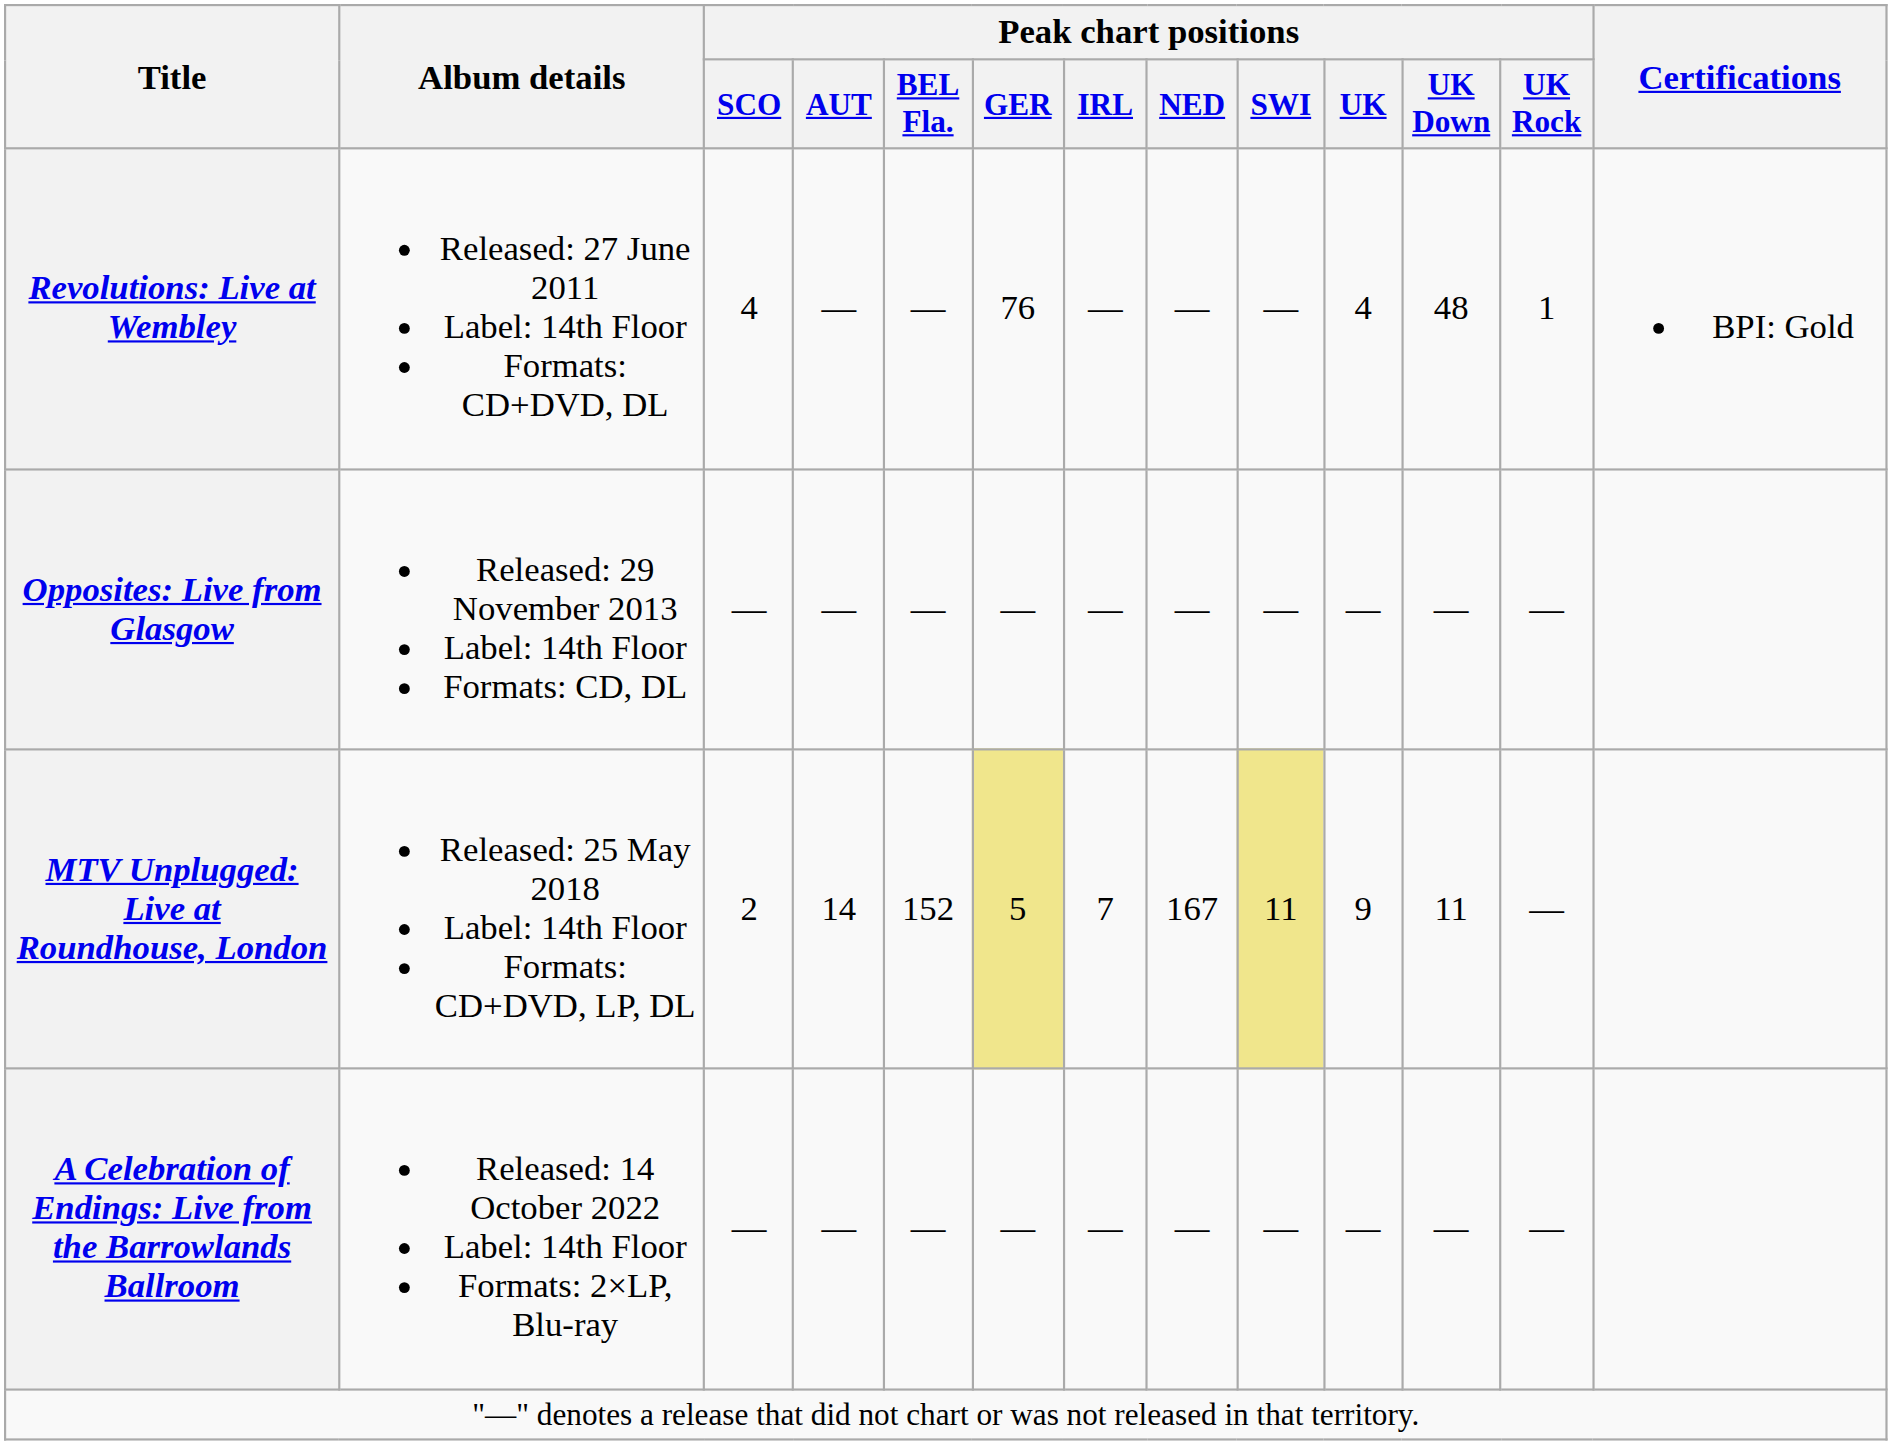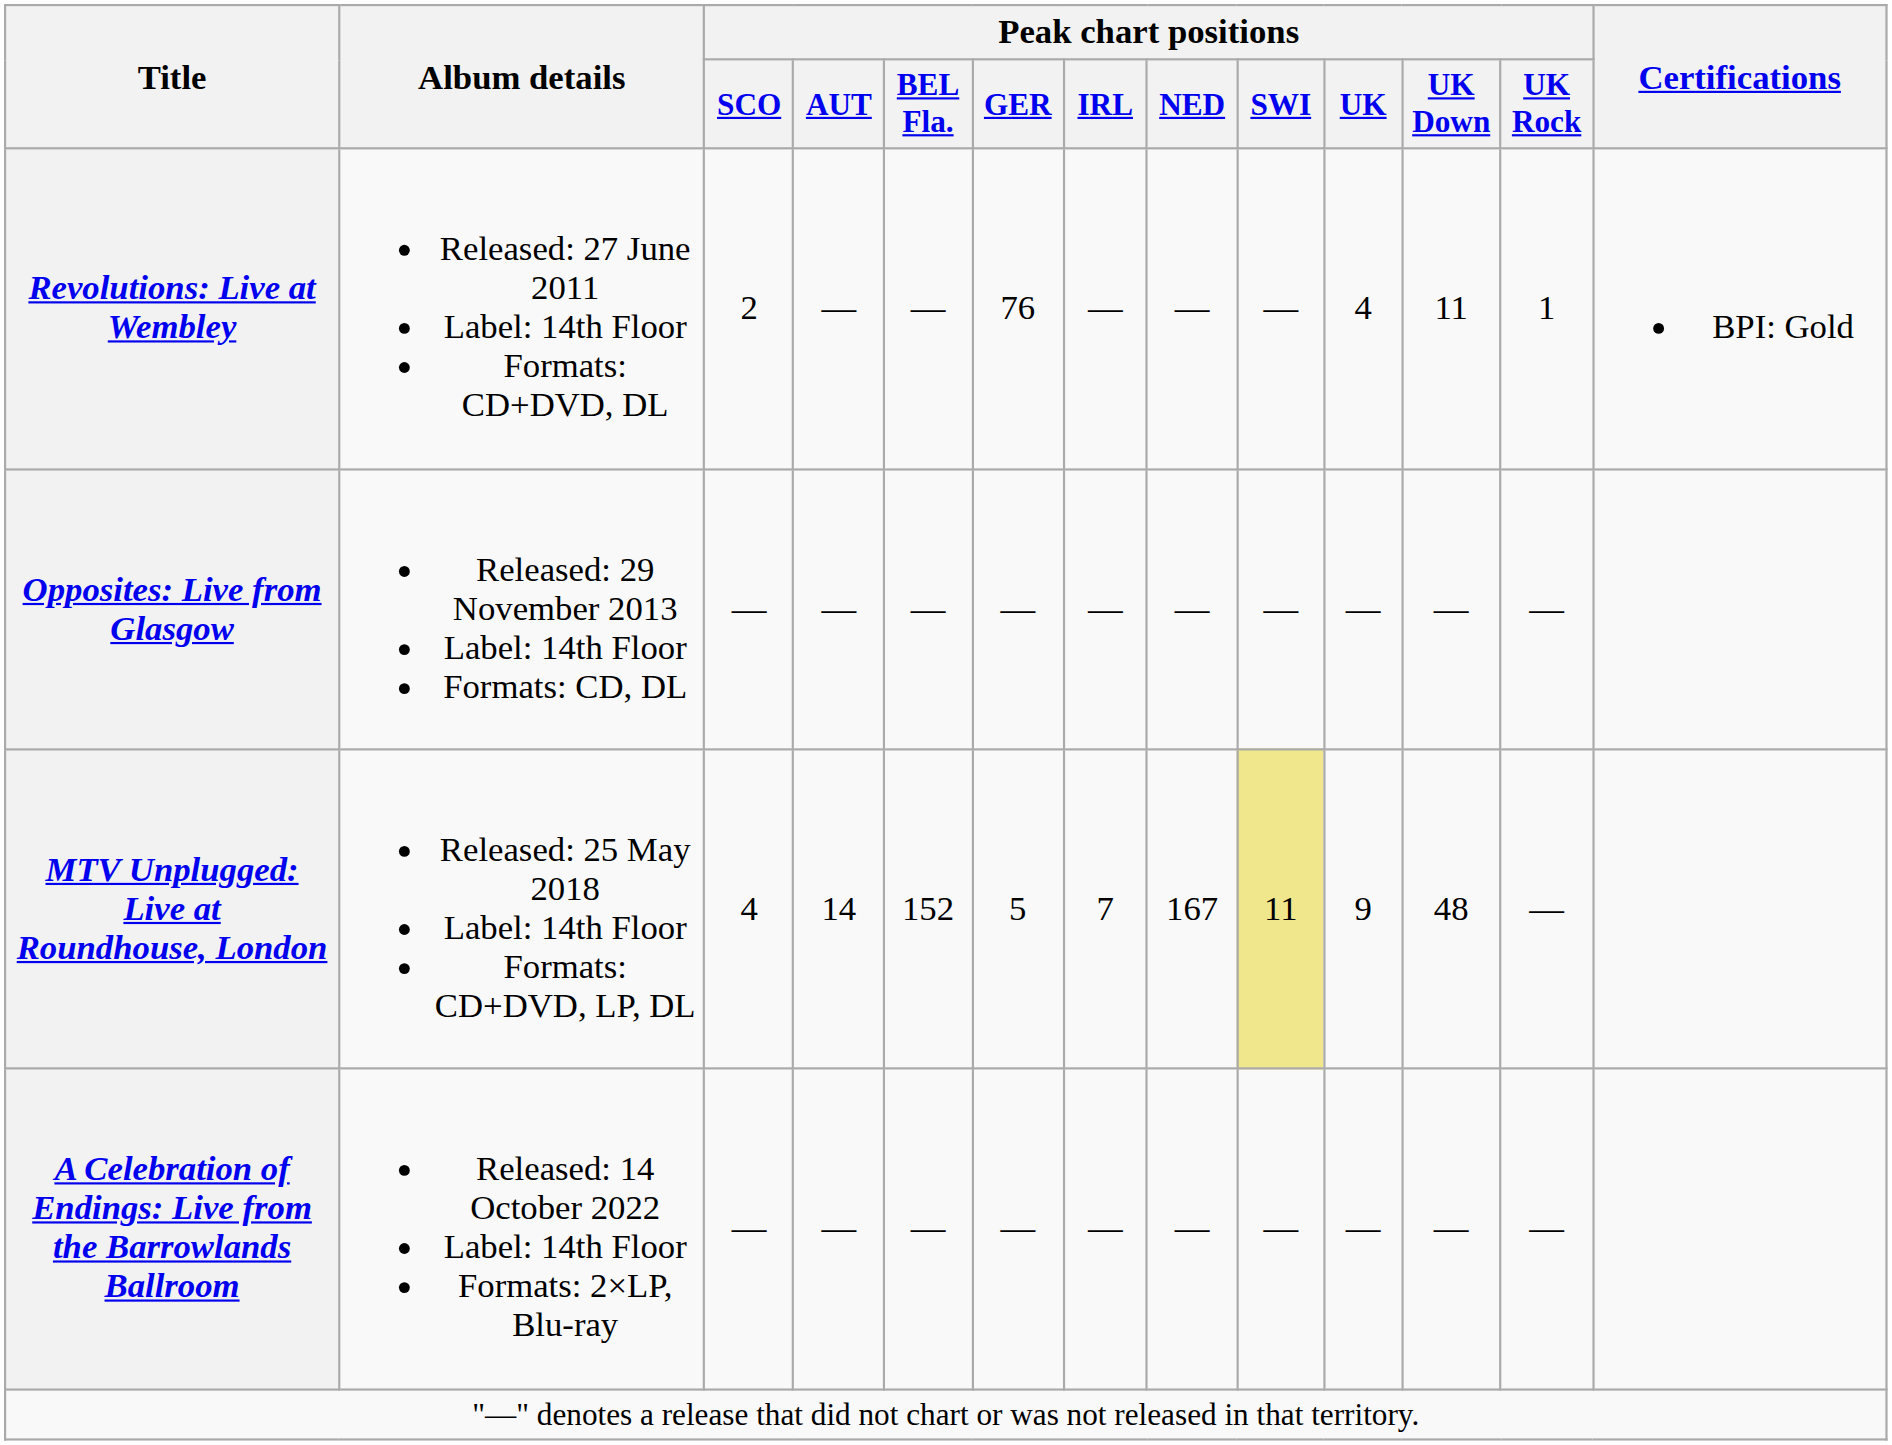(749, 307) 4 -> (749, 307) 2
(1451, 307) 48 -> (1451, 307) 11
(749, 908) 2 -> (749, 908) 4
(1018, 908) khaki background -> (1018, 908) no background
(1451, 908) 11 -> (1451, 908) 48
